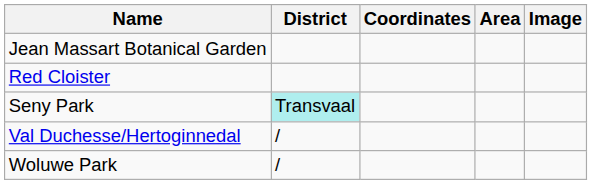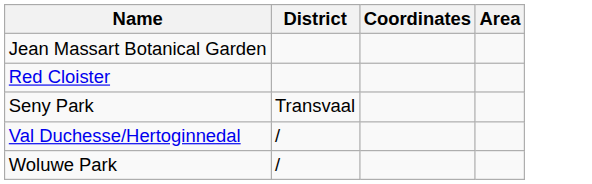- column: (555, 19)
(315, 106) paleturquoise background -> (315, 106) no background
